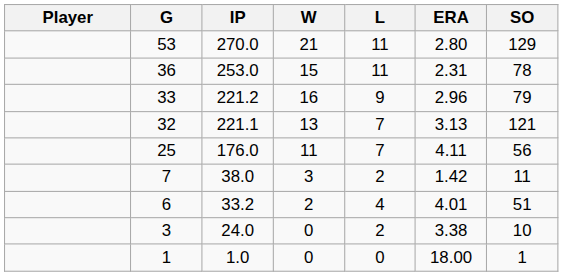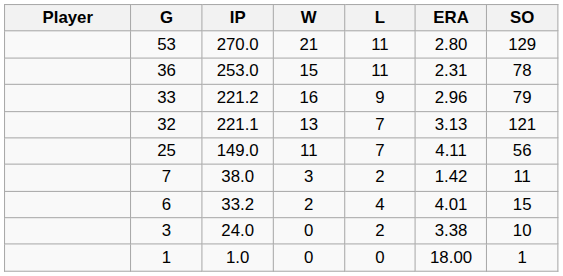(238, 151) 176.0 -> (238, 151) 149.0
(522, 204) 51 -> (522, 204) 15
